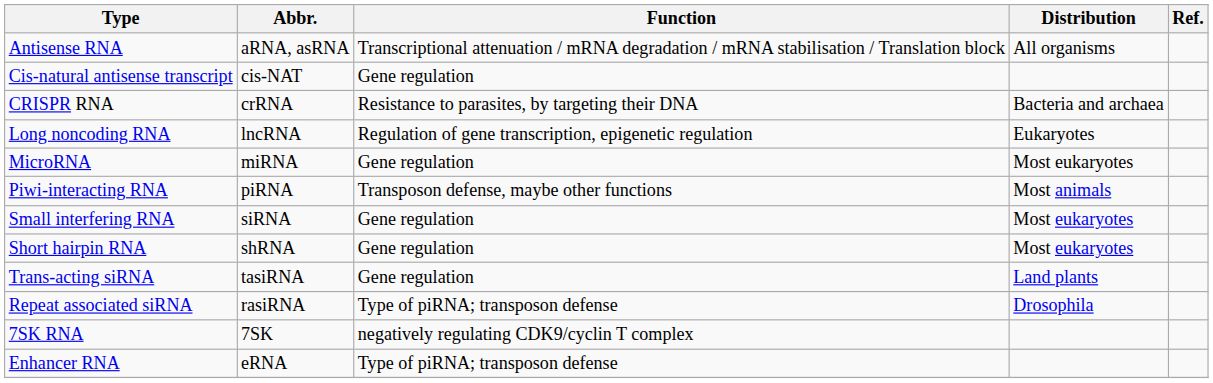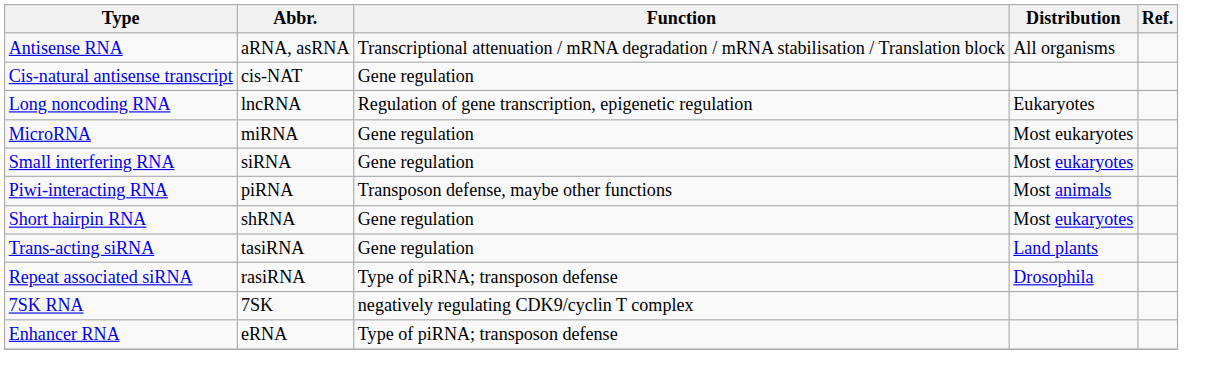- row: (61, 104)
rows swapped: (88, 190) <-> (92, 219)
